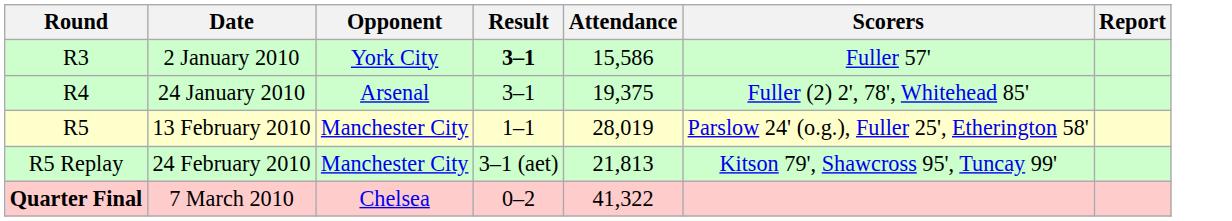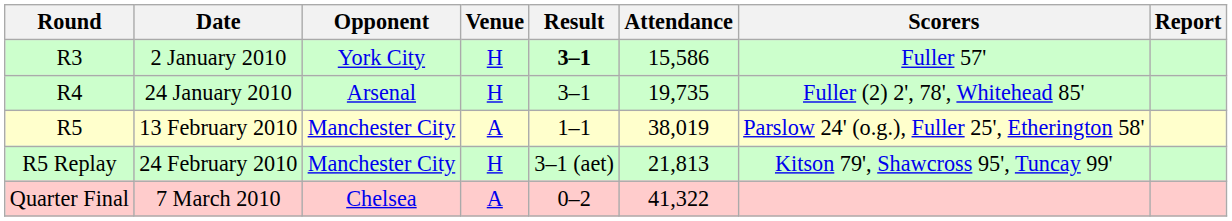+ column: (495, 22)
(623, 92) 19,375 -> (679, 92) 19,735
(623, 127) 28,019 -> (679, 127) 38,019
(76, 198) bold -> (69, 198) normal
